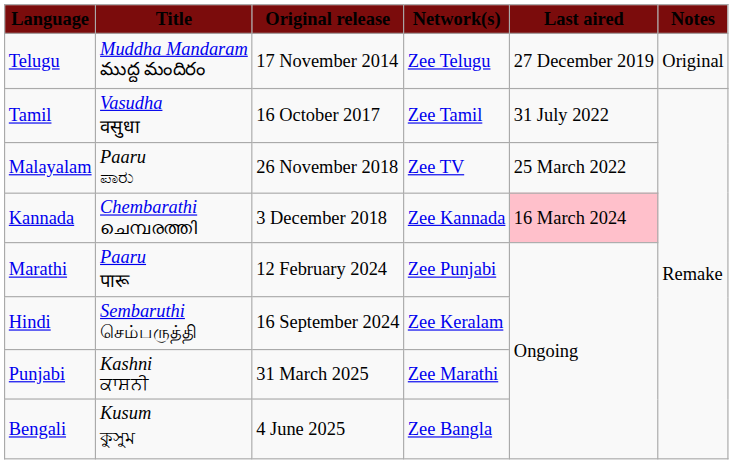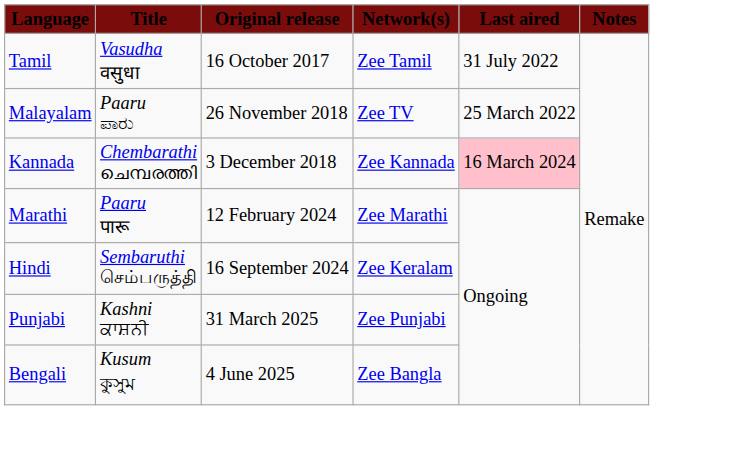- row: (34, 60)
(452, 269) Zee Punjabi -> (402, 215) Zee Marathi
(453, 374) Zee Marathi -> (401, 319) Zee Punjabi
